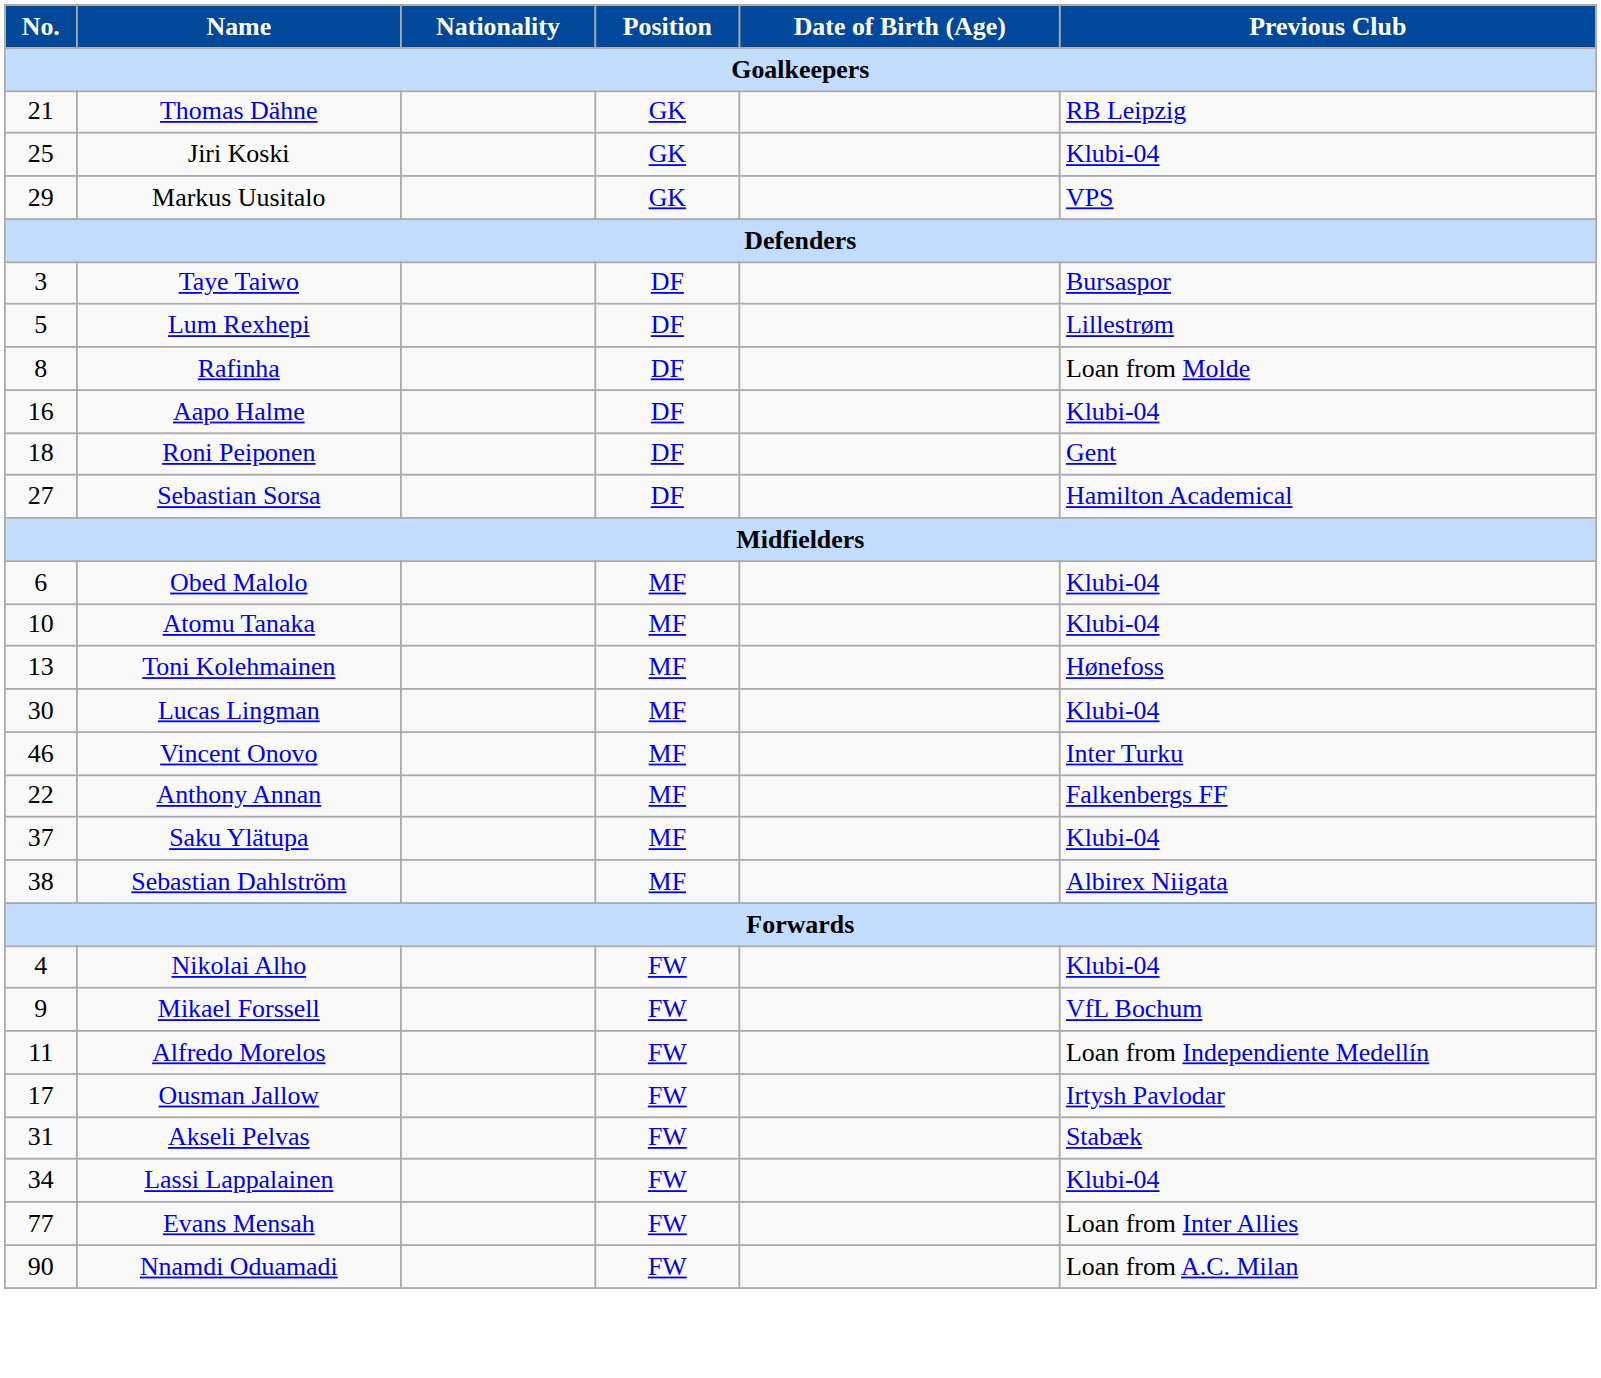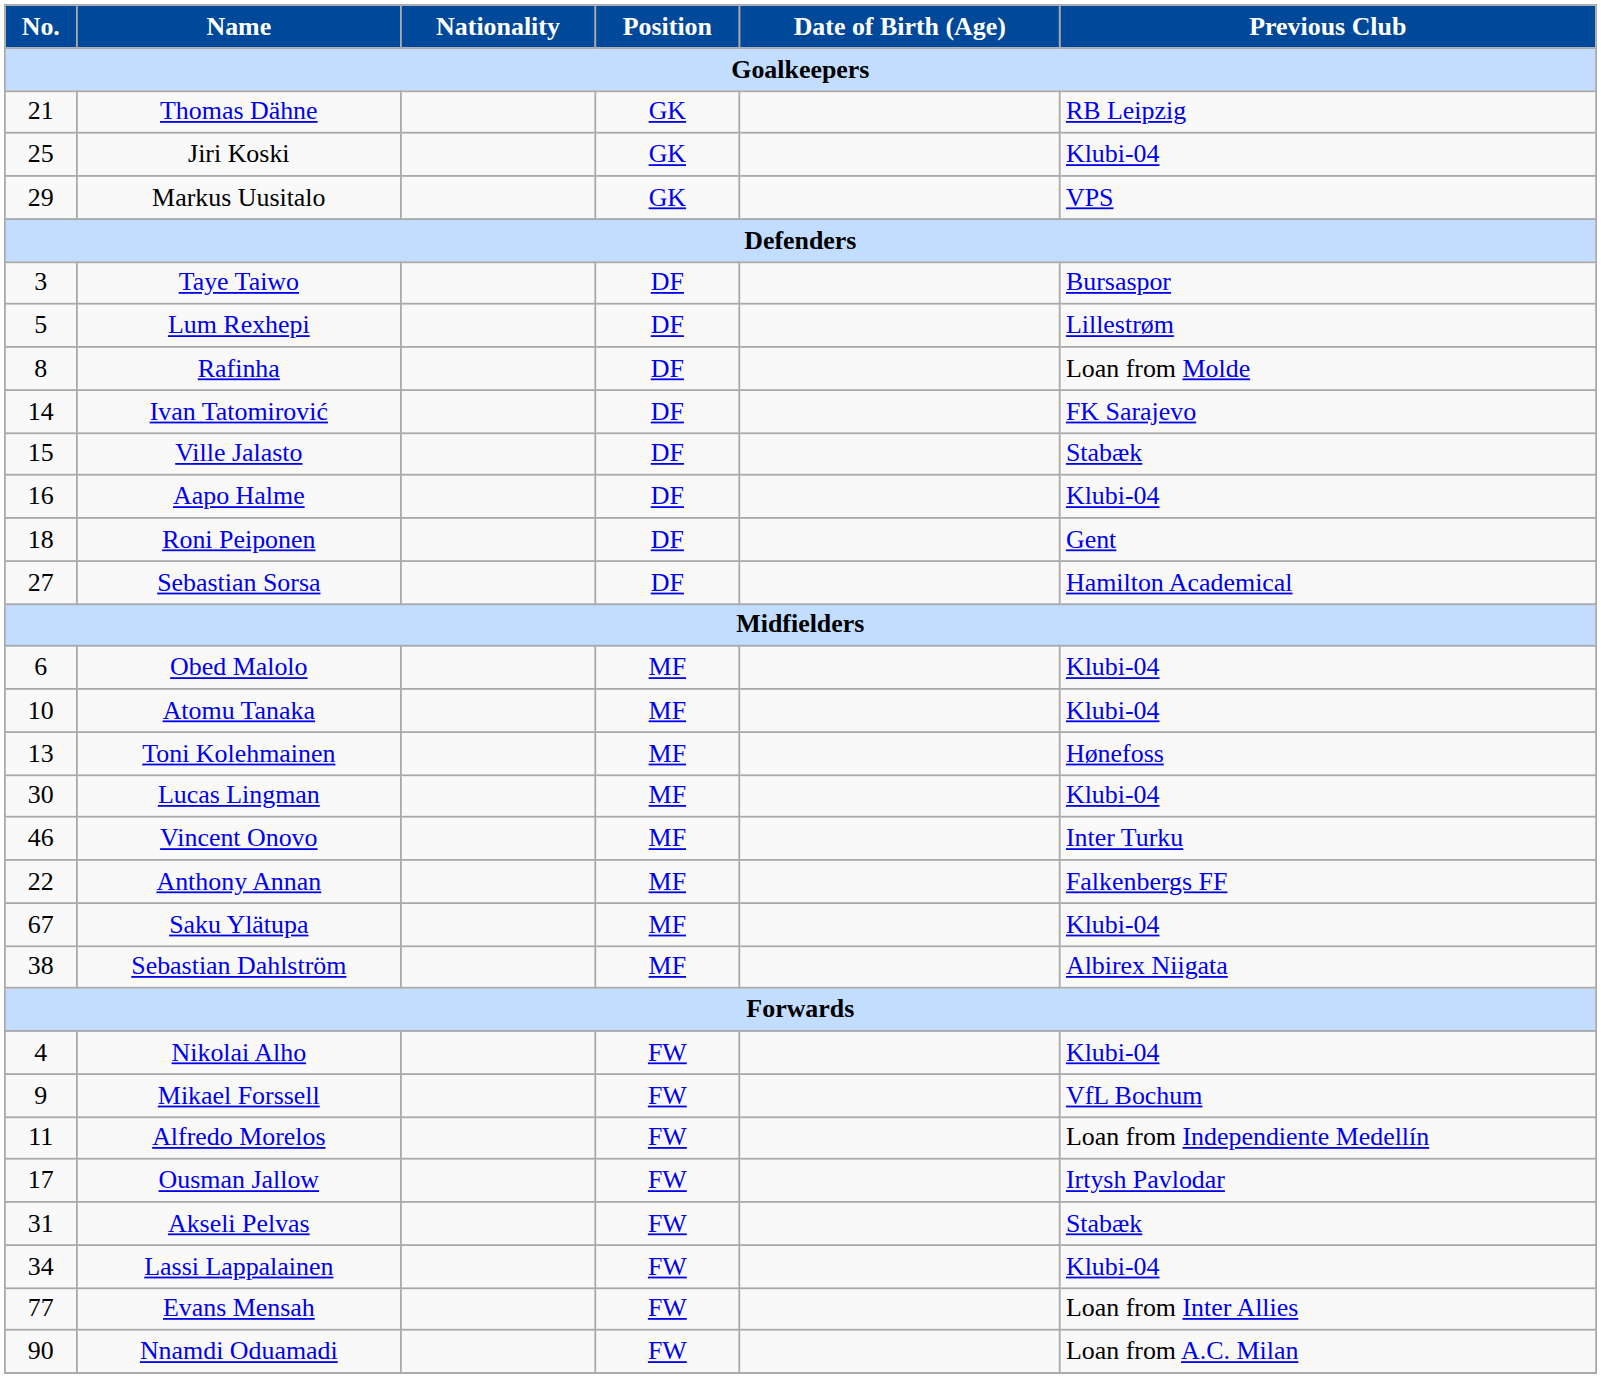+ row: (239, 411)
+ row: (239, 453)
(41, 838) 37 -> (41, 924) 67
